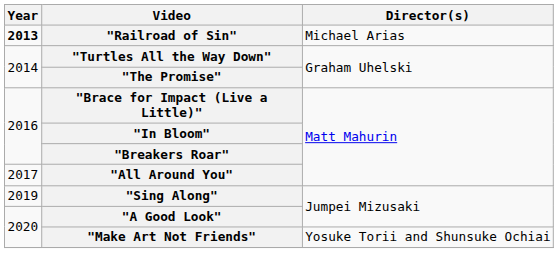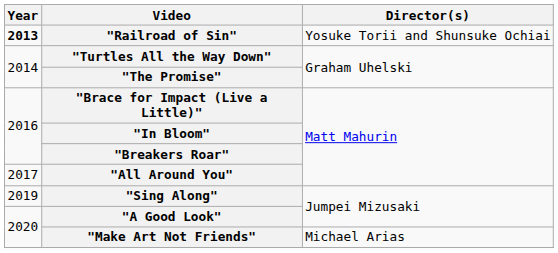(355, 36) Michael Arias -> (428, 36) Yosuke Torii and Shunsuke Ochiai
(428, 237) Yosuke Torii and Shunsuke Ochiai -> (355, 237) Michael Arias
